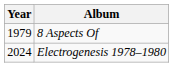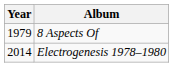(19, 52) 2024 -> (19, 52) 2014
